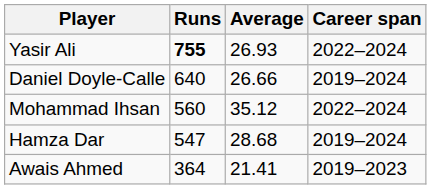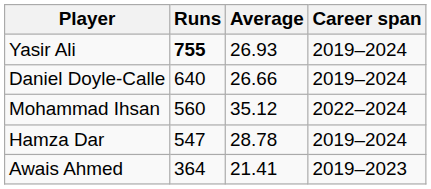(360, 49) 2022–2024 -> (360, 49) 2019–2024
(254, 139) 28.68 -> (254, 139) 28.78
